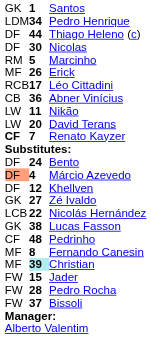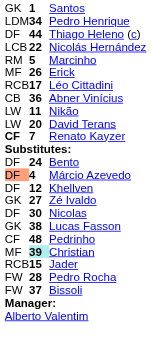rows swapped: (98, 213) <-> (68, 47)
- row: (96, 252)
(14, 277) FW -> (17, 264) RCB
